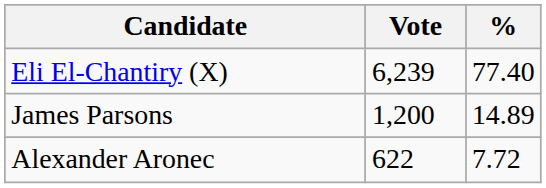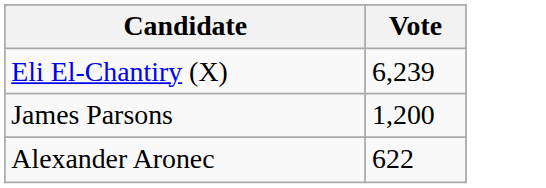- column: (503, 26)
